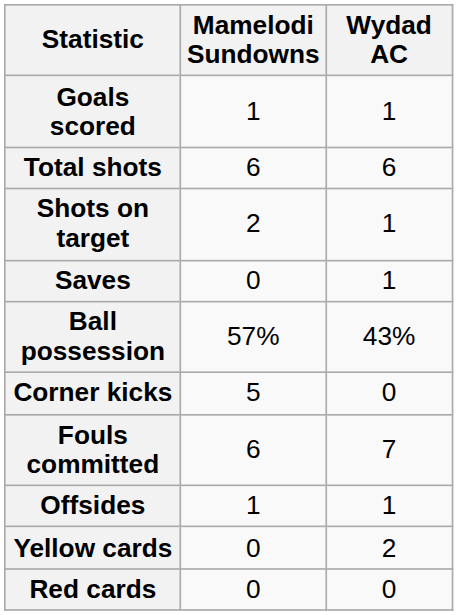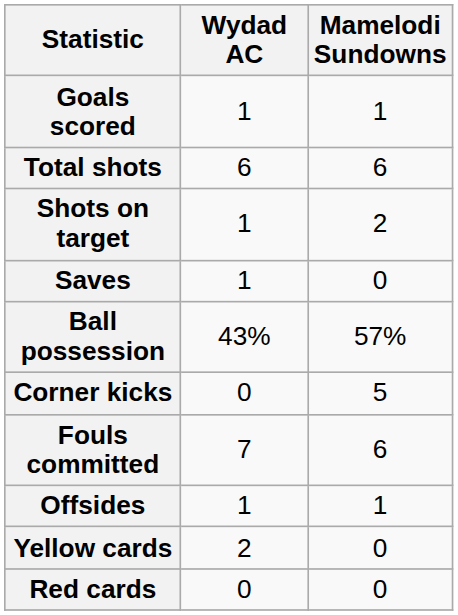columns swapped: (389, 40) <-> (253, 40)
